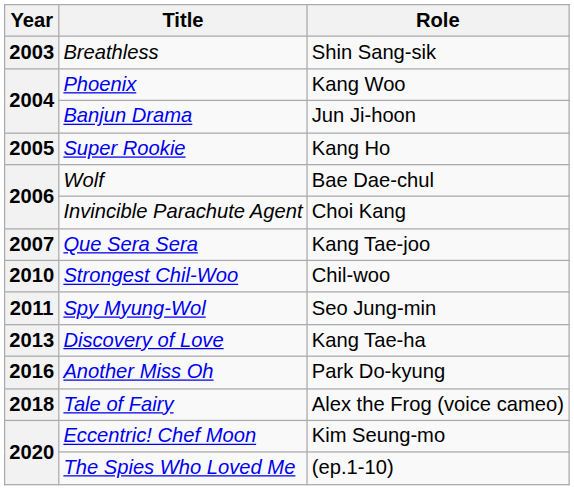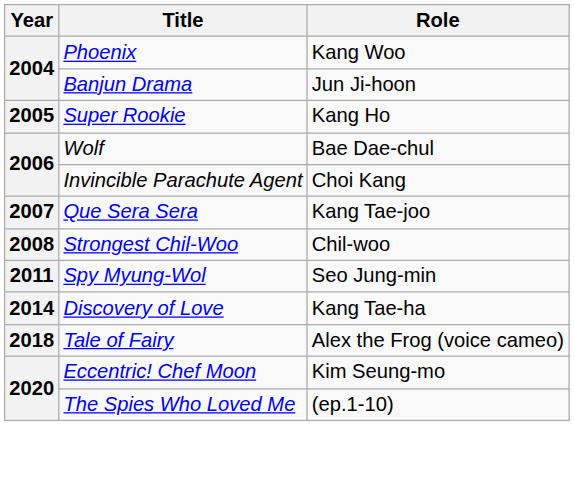- row: (111, 52)
(32, 276) 2010 -> (32, 244) 2008
(32, 340) 2013 -> (32, 308) 2014
- row: (138, 372)
